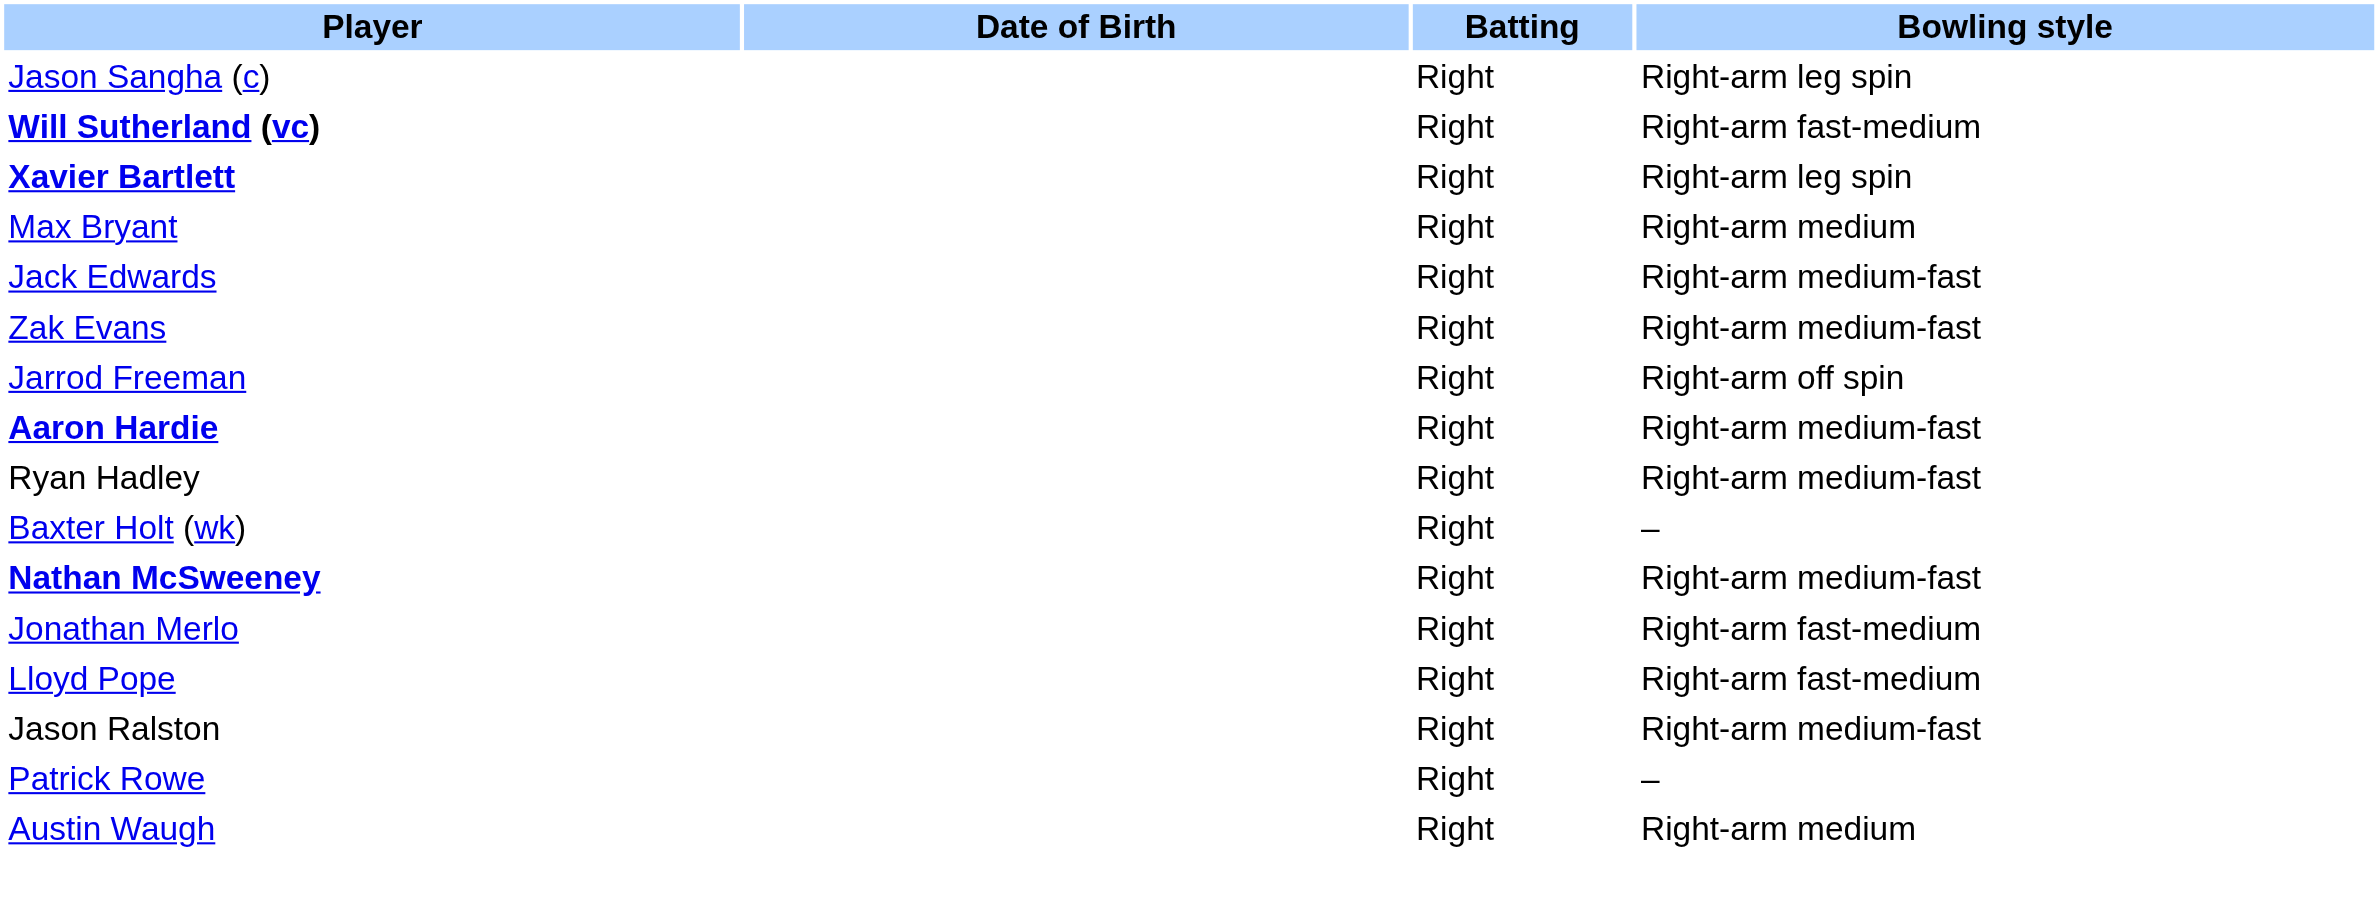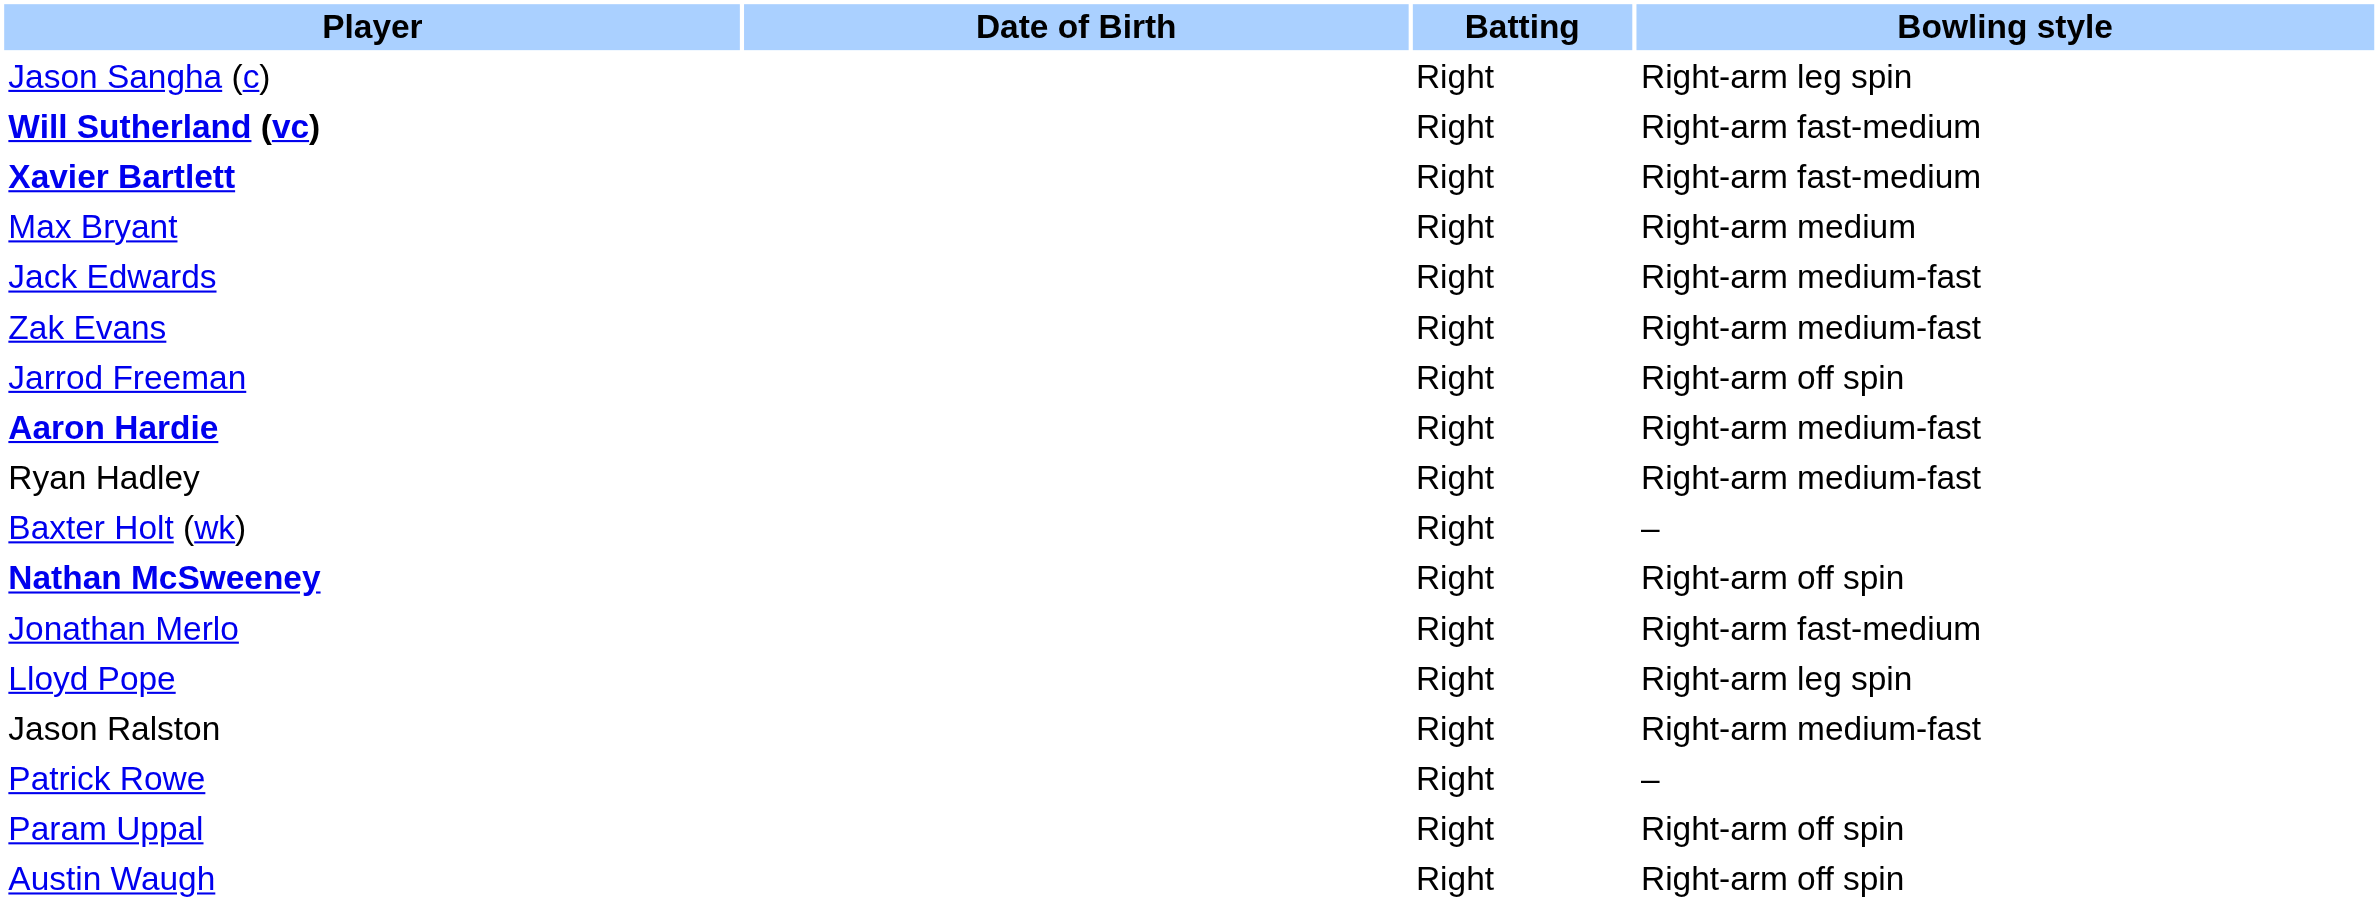(1777, 177) Right-arm leg spin -> (1811, 177) Right-arm fast-medium
(1811, 578) Right-arm medium-fast -> (1773, 578) Right-arm off spin
(1811, 678) Right-arm fast-medium -> (1777, 678) Right-arm leg spin
+ row: (106, 829)
(1779, 829) Right-arm medium -> (1773, 879) Right-arm off spin
